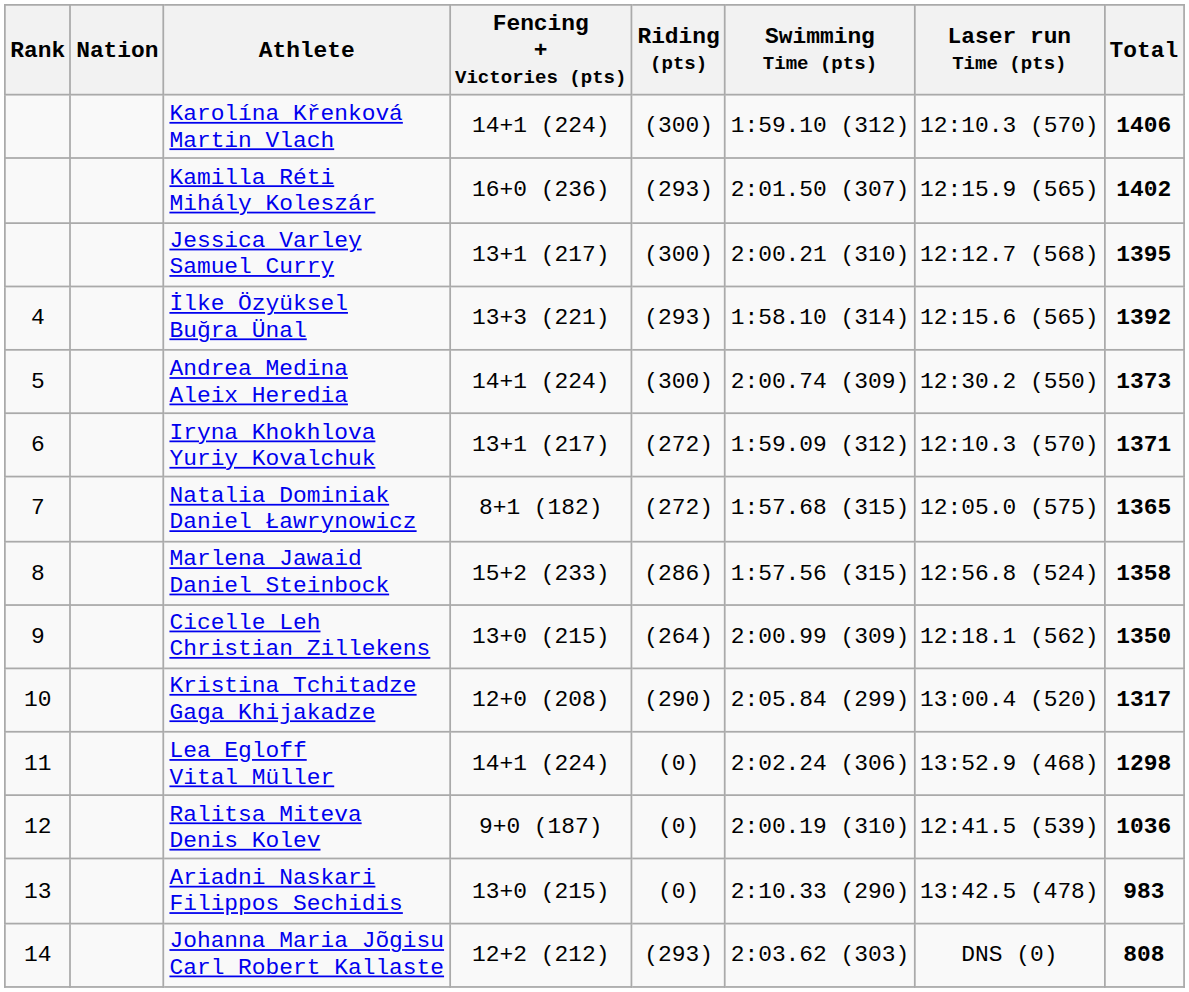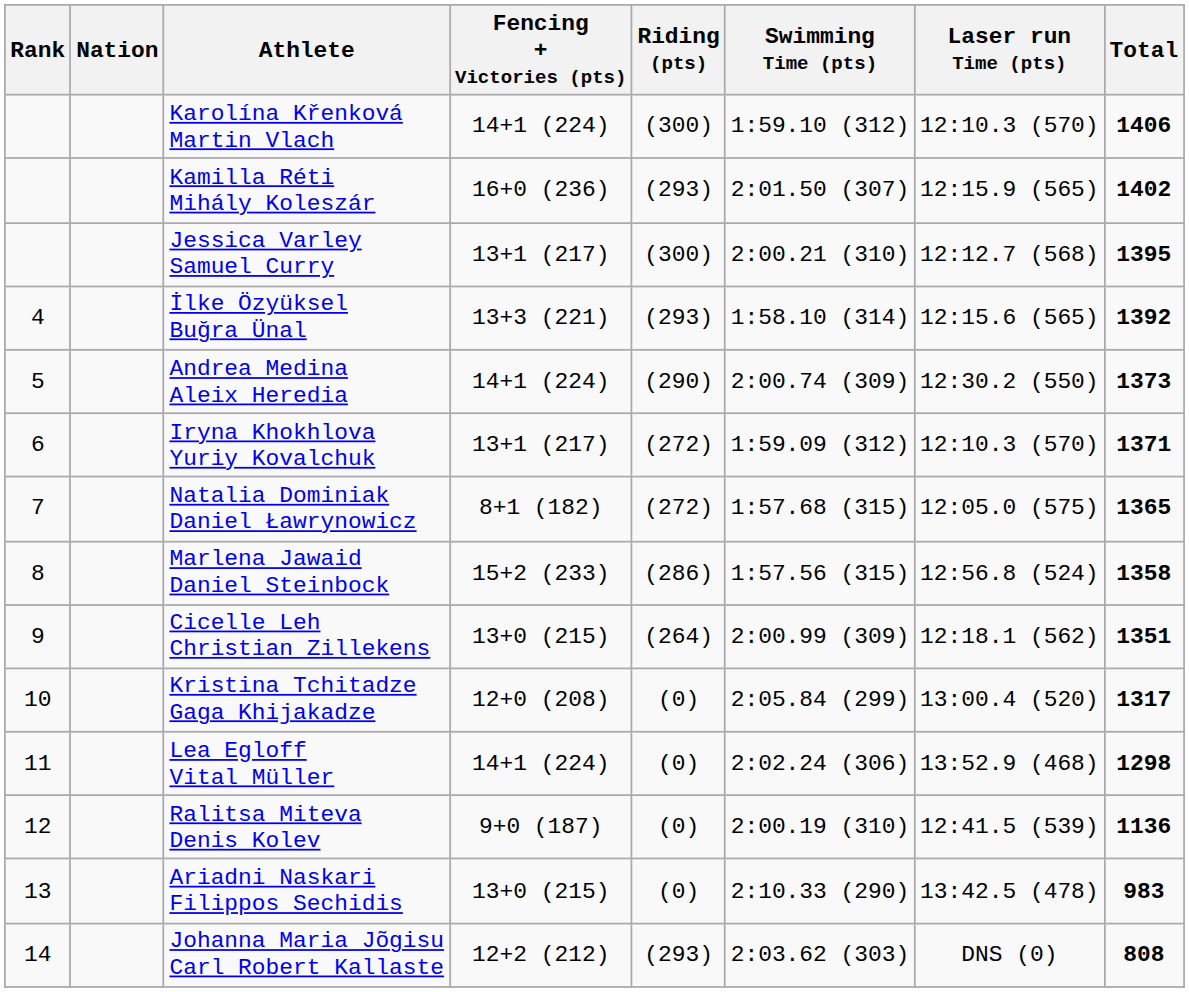(679, 382) (300) -> (679, 382) (290)
(1144, 636) 1350 -> (1144, 636) 1351
(679, 700) (290) -> (679, 700) (0)
(1144, 827) 1036 -> (1144, 827) 1136
